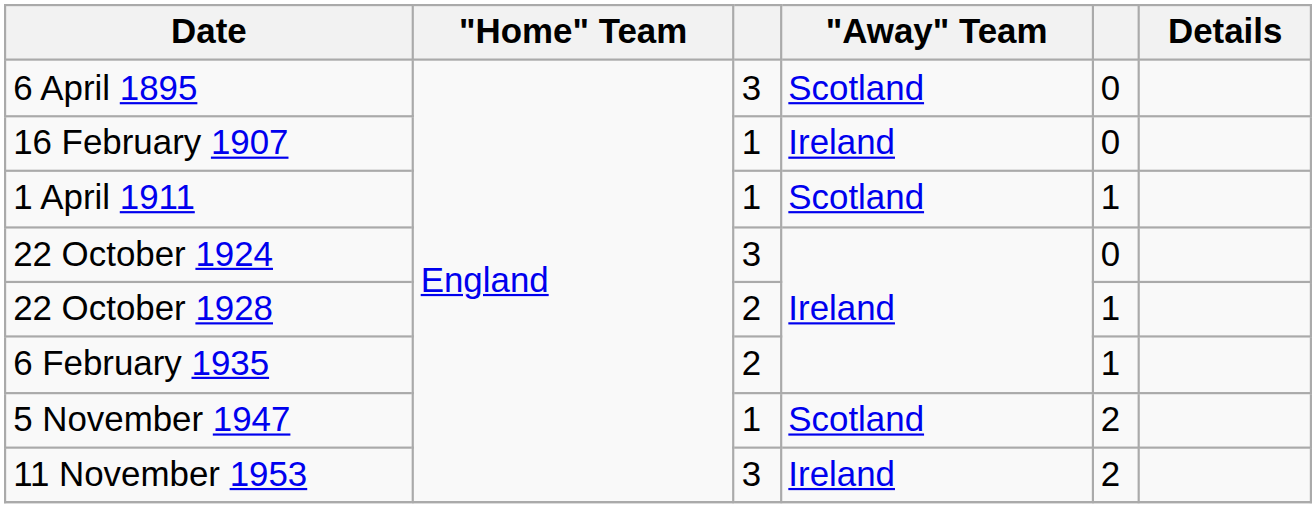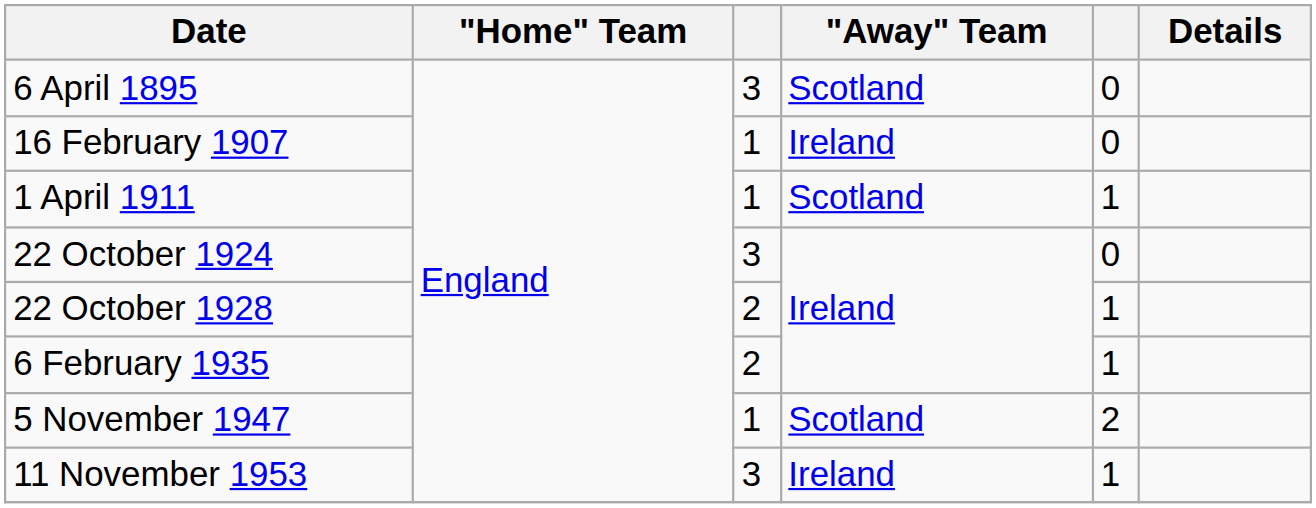(1111, 474) 2 -> (1111, 474) 1
